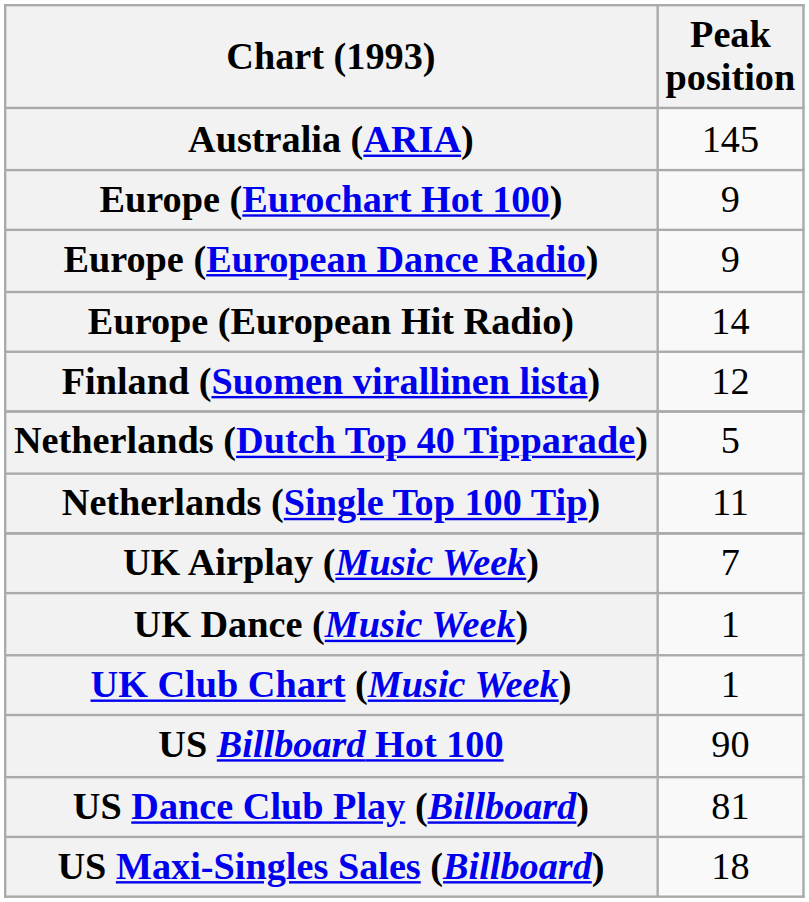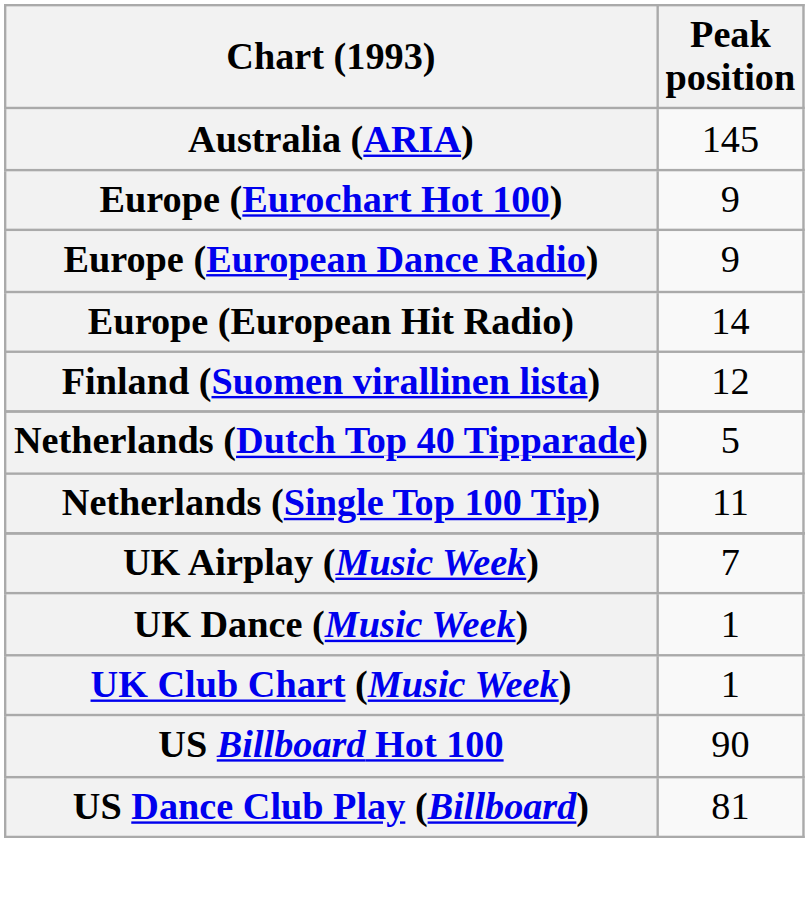- row: (331, 866)
